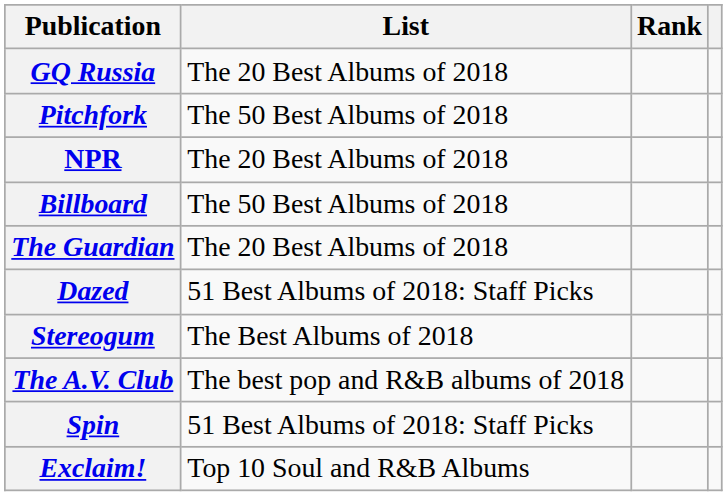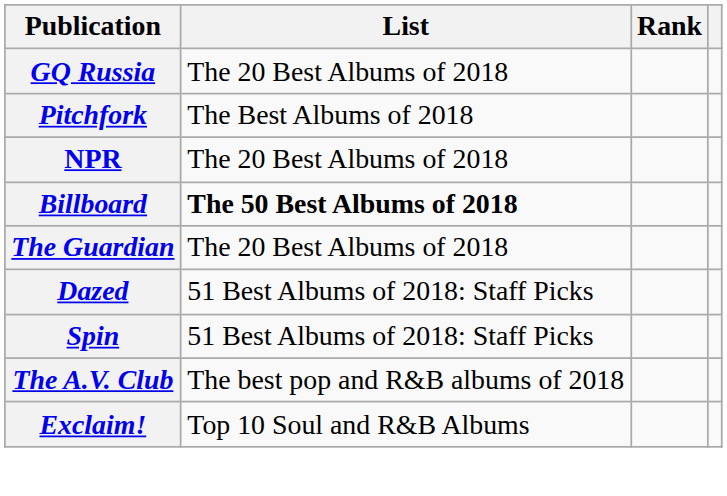(348, 114) The 50 Best Albums of 2018 -> (330, 114) The Best Albums of 2018
(348, 203) normal -> (352, 203) bold
- row: (93, 335)
rows swapped: (93, 423) <-> (93, 379)
